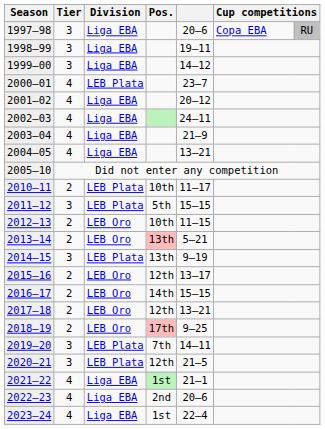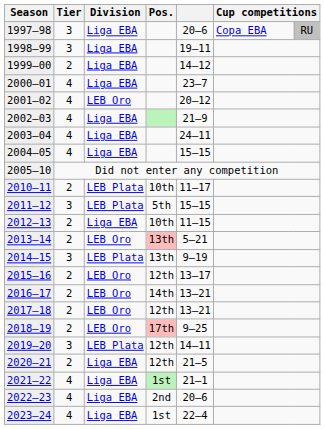(69, 66) 3 -> (69, 66) 2
(115, 83) LEB Plata -> (112, 83) Liga EBA
(112, 101) Liga EBA -> (109, 101) LEB Oro
(195, 118) 24–11 -> (195, 118) 21–9
(195, 136) 21–9 -> (195, 136) 24–11
(195, 153) 13–21 -> (195, 153) 15–15
(109, 223) LEB Oro -> (112, 223) Liga EBA
(195, 293) 15–15 -> (195, 293) 13–21
(161, 345) 7th -> (161, 345) 12th
(69, 363) 3 -> (69, 363) 2
(115, 363) LEB Plata -> (112, 363) Liga EBA
